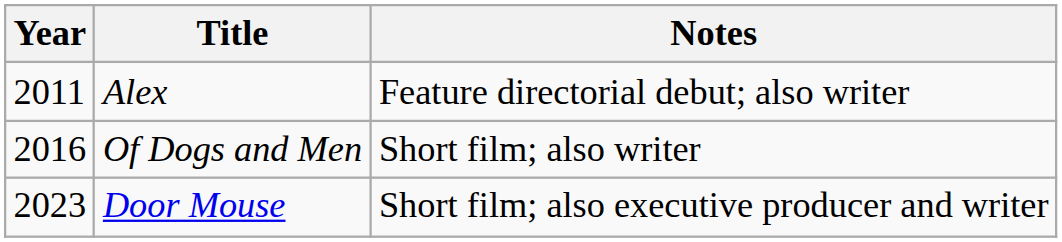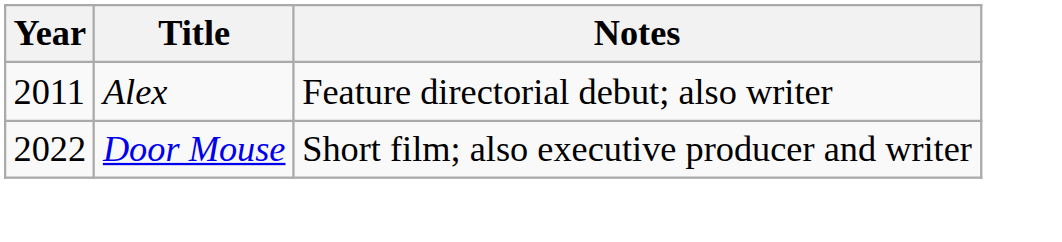- row: (233, 148)
(50, 206) 2023 -> (50, 148) 2022
